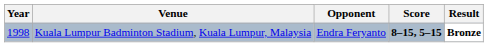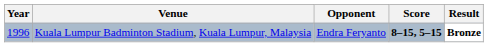(18, 32) 1998 -> (18, 32) 1996
